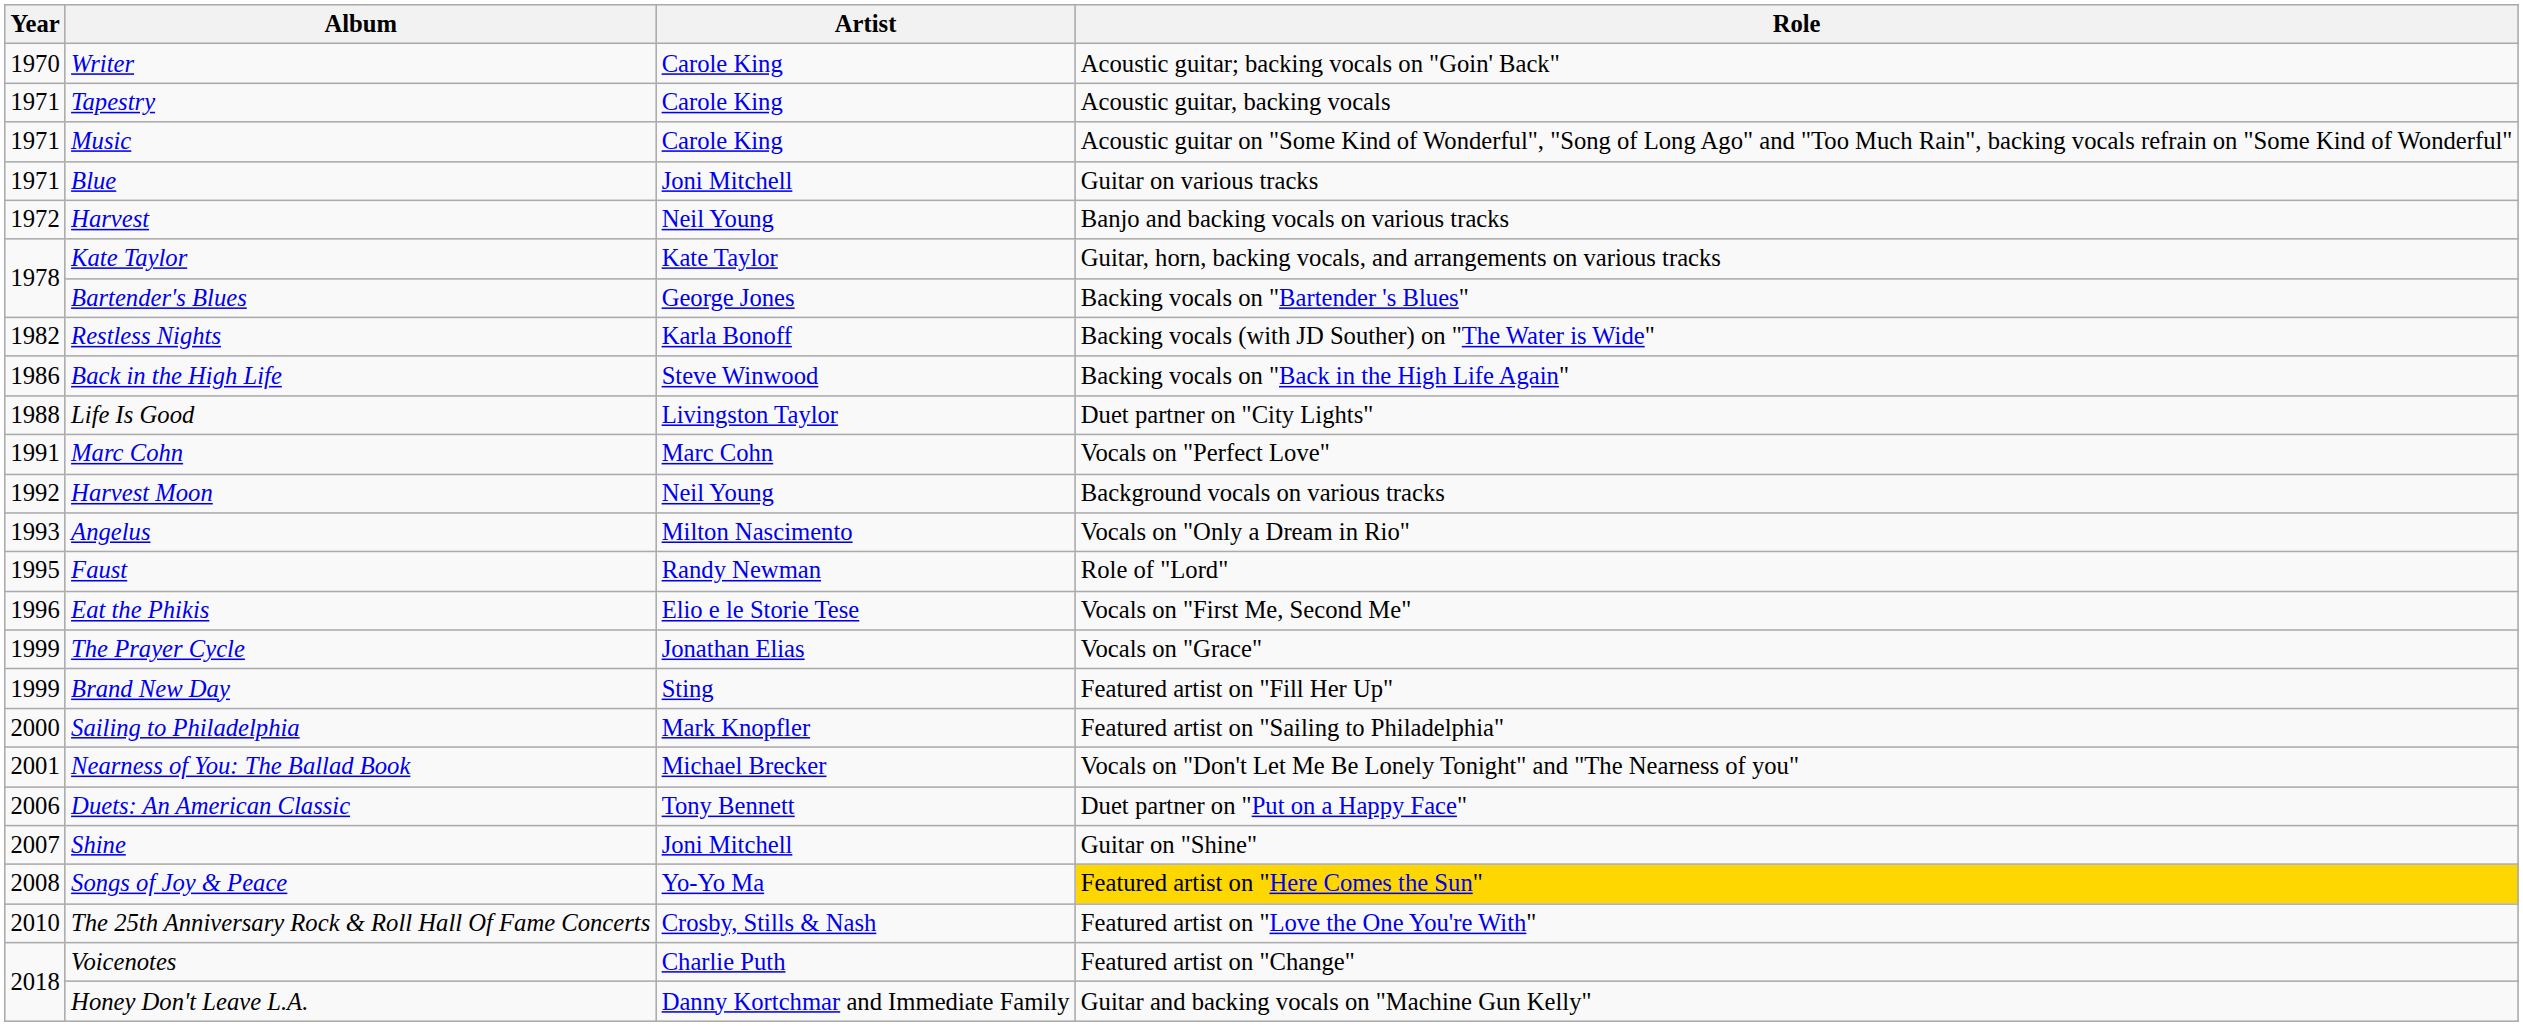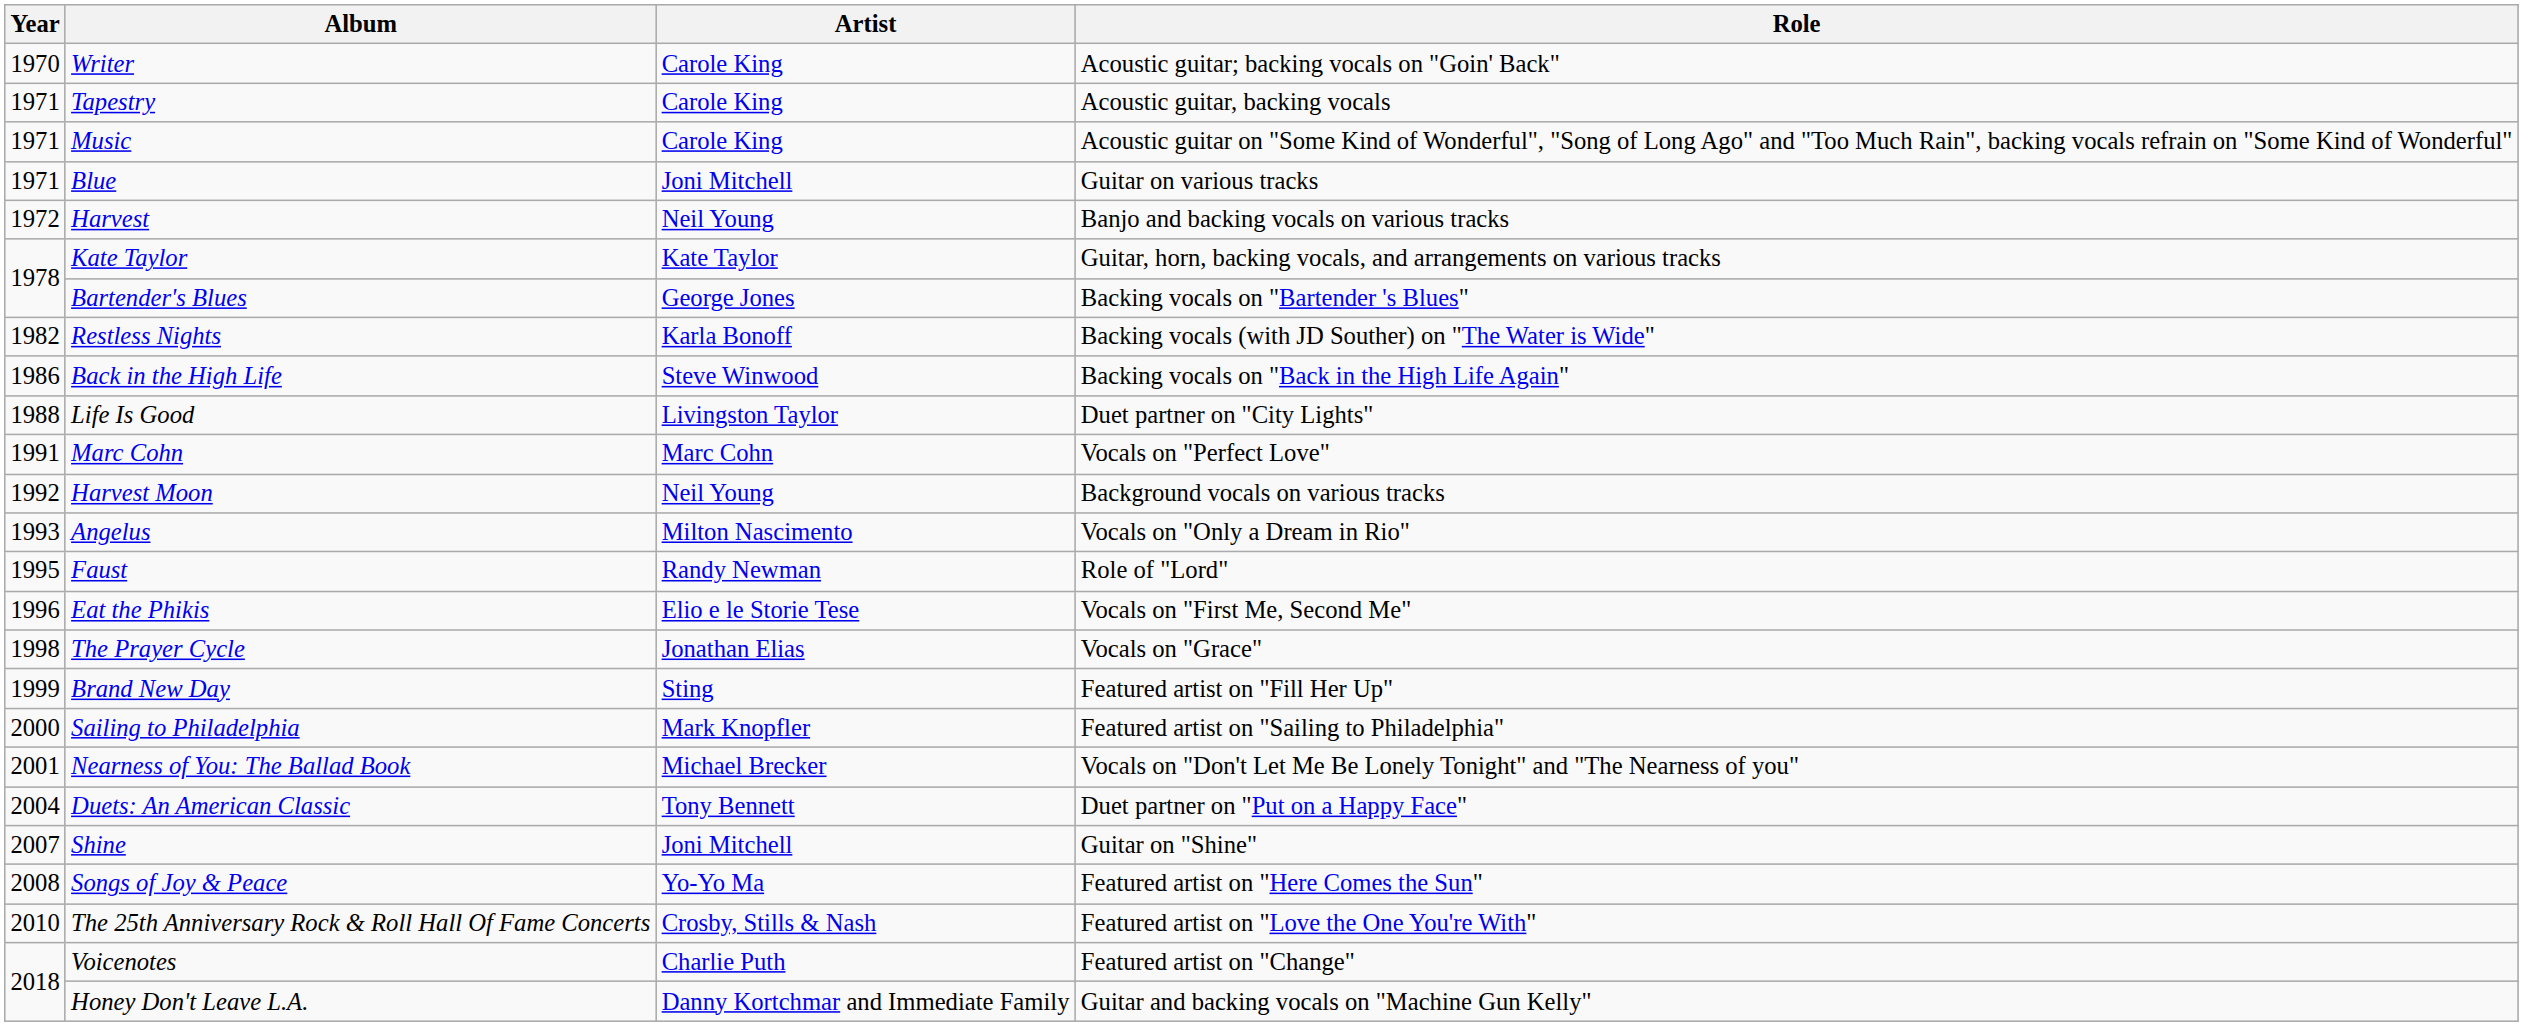(35, 649) 1999 -> (35, 649) 1998
(35, 805) 2006 -> (35, 805) 2004
(1282, 883) gold background -> (1282, 883) no background
